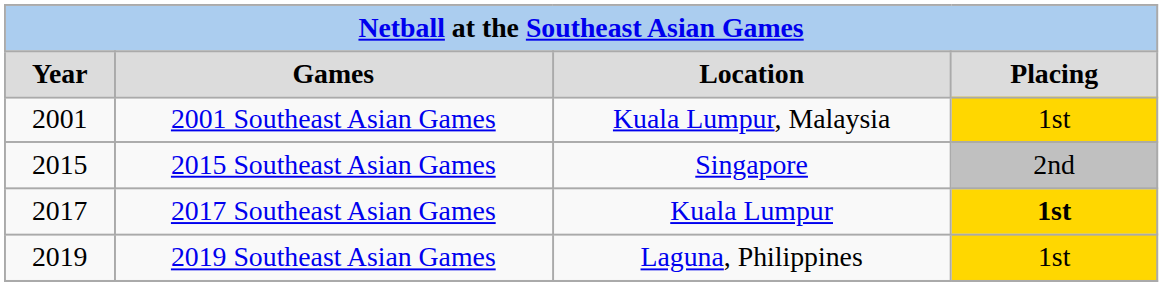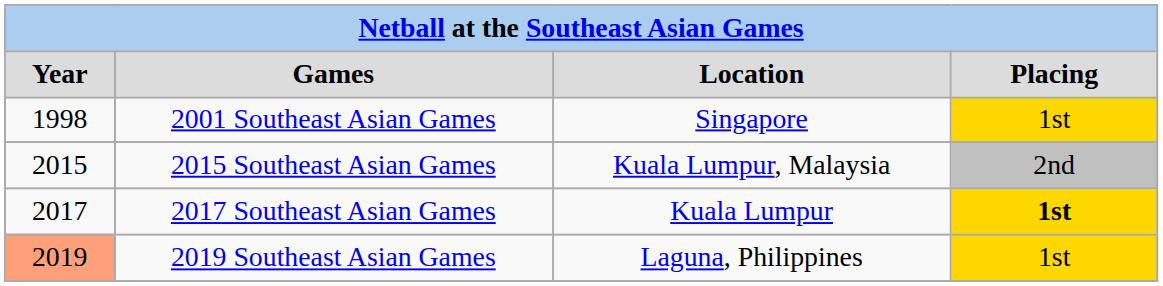(60, 119) 2001 -> (60, 119) 1998
(752, 119) Kuala Lumpur, Malaysia -> (752, 119) Singapore
(752, 165) Singapore -> (752, 165) Kuala Lumpur, Malaysia
(60, 256) no background -> (60, 256) lightsalmon background
